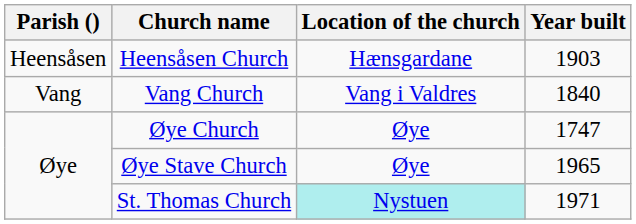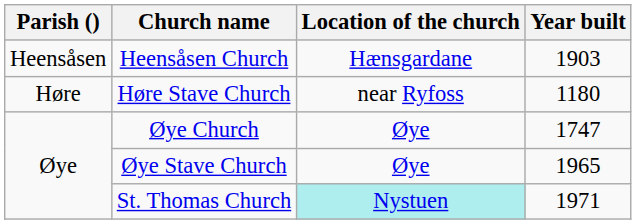+ row: (204, 93)
- row: (204, 93)
